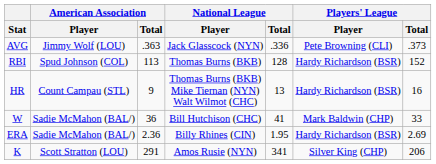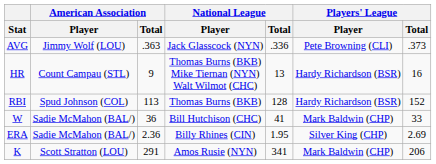rows swapped: (17, 90) <-> (17, 62)
(348, 135) Hardy Richardson (BSR) -> (348, 135) Silver King (CHP)
(348, 151) Silver King (CHP) -> (348, 151) Mark Baldwin (CHP)
